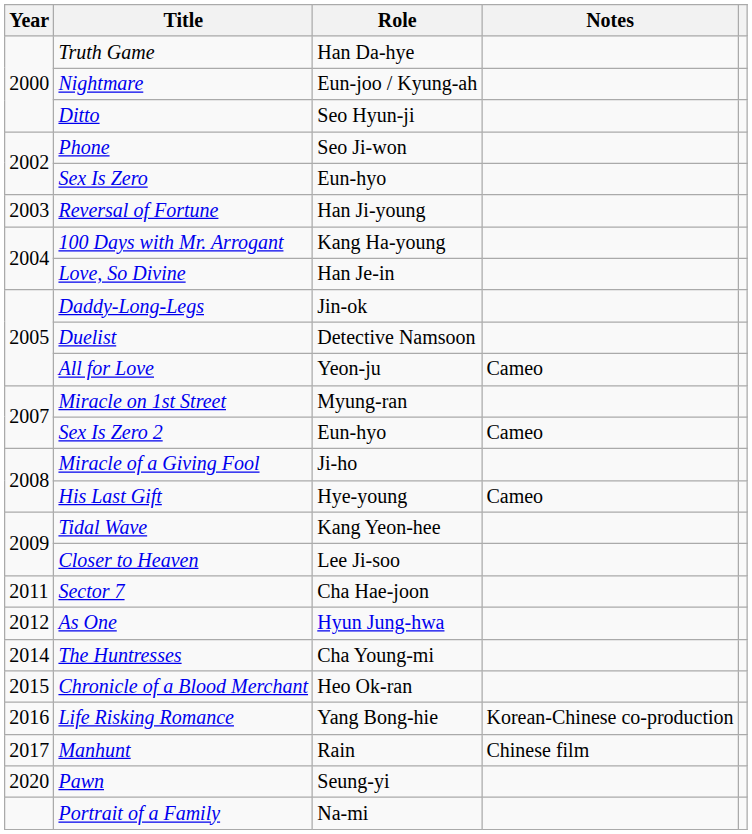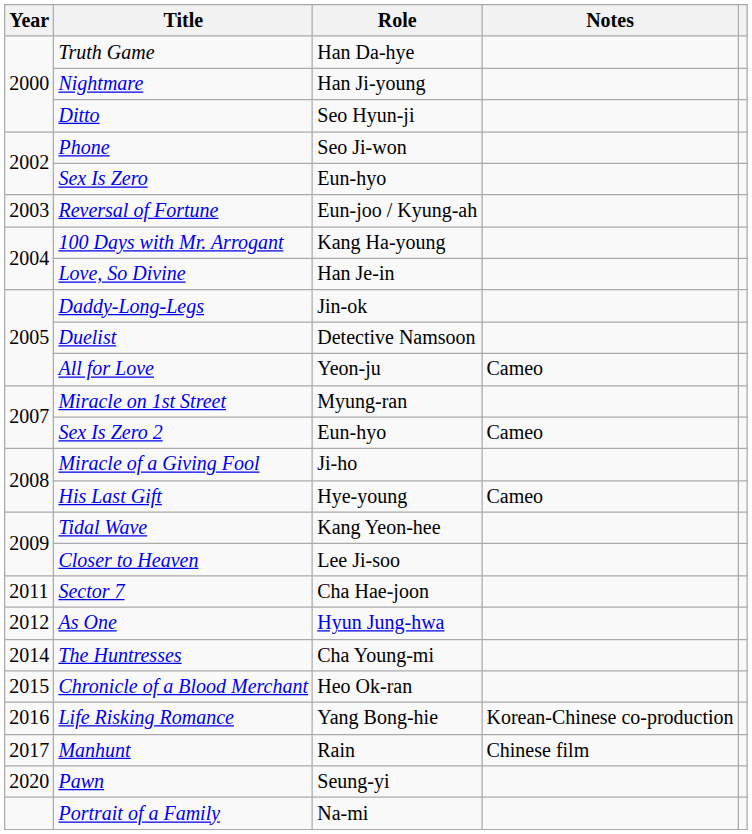(397, 83) Eun-joo / Kyung-ah -> (371, 83) Han Ji-young
(371, 210) Han Ji-young -> (397, 210) Eun-joo / Kyung-ah
